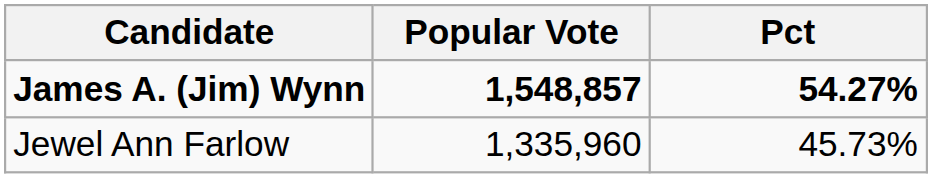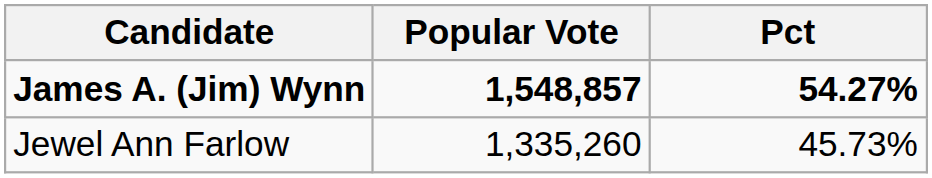(563, 144) 1,335,960 -> (563, 144) 1,335,260
